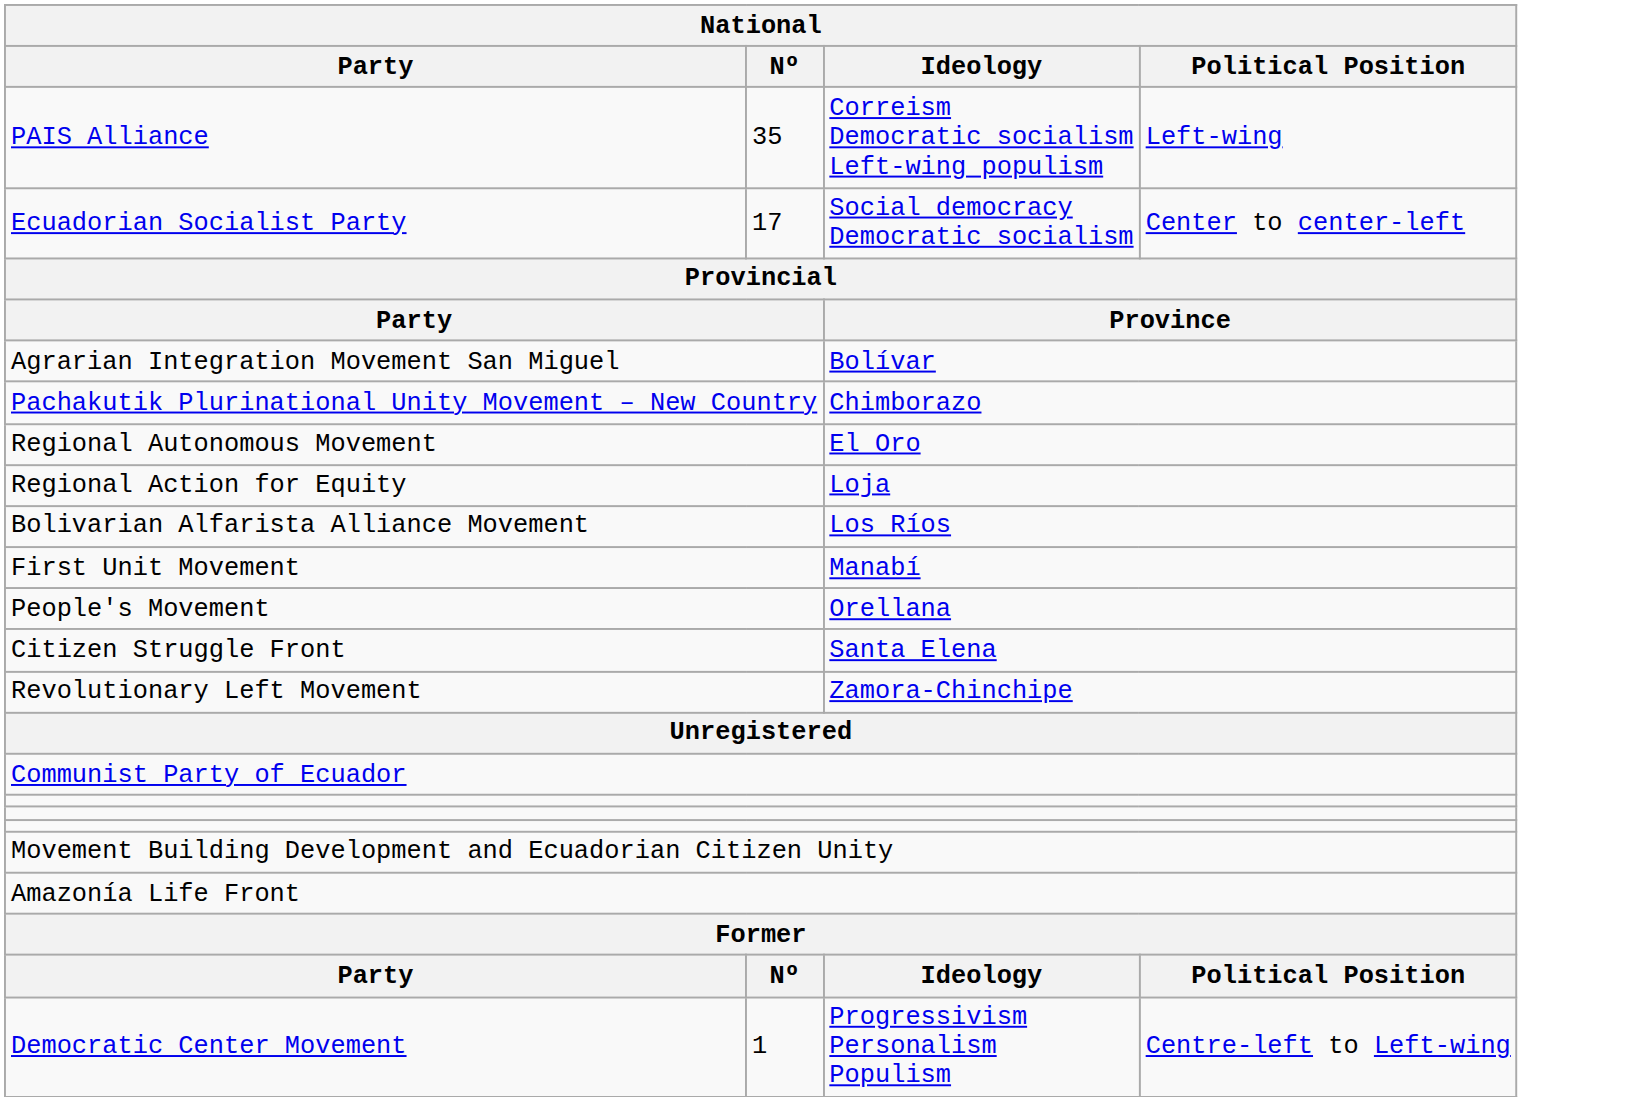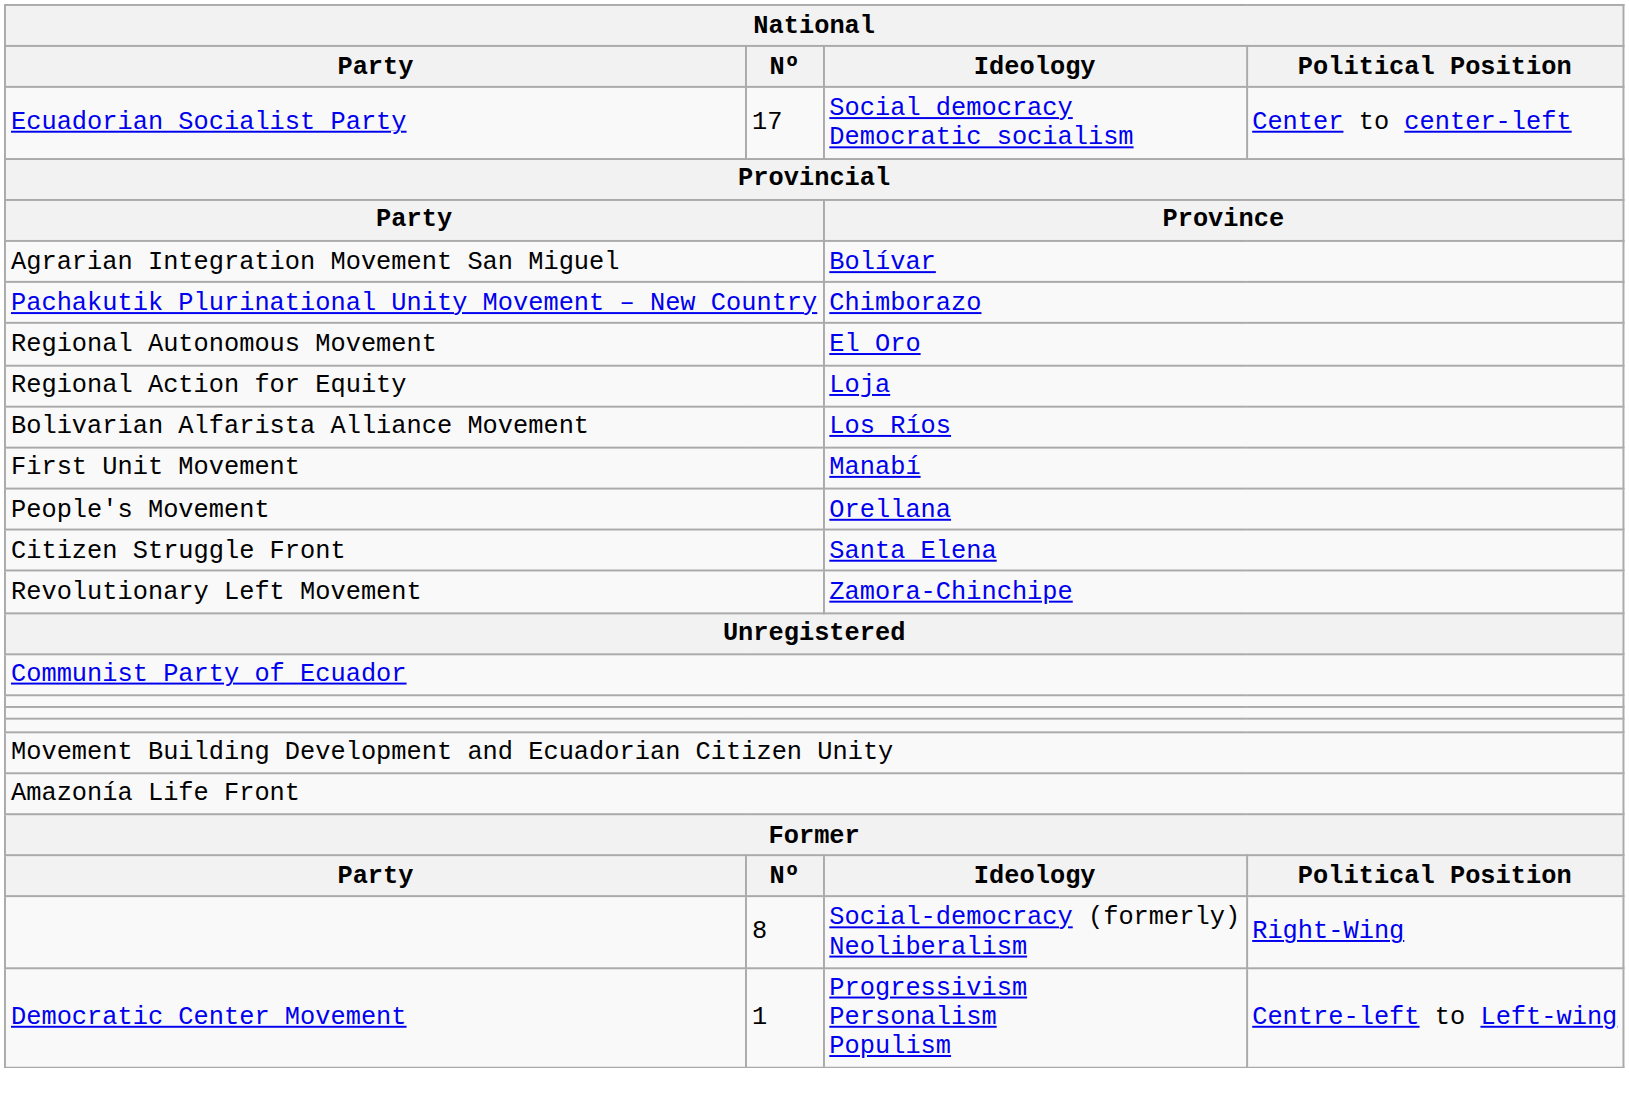- row: (767, 138)
+ row: (760, 932)
